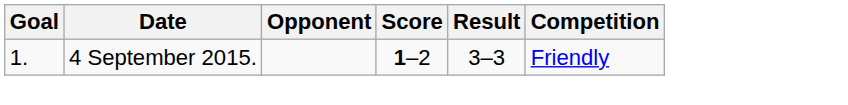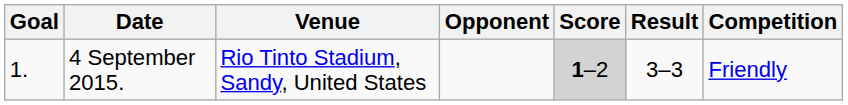+ column: (328, 22)
(412, 57) no background -> (590, 69) lightgrey background
